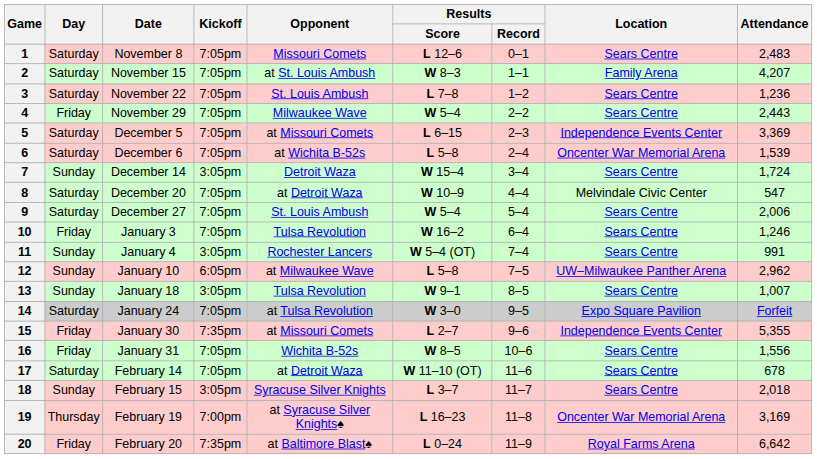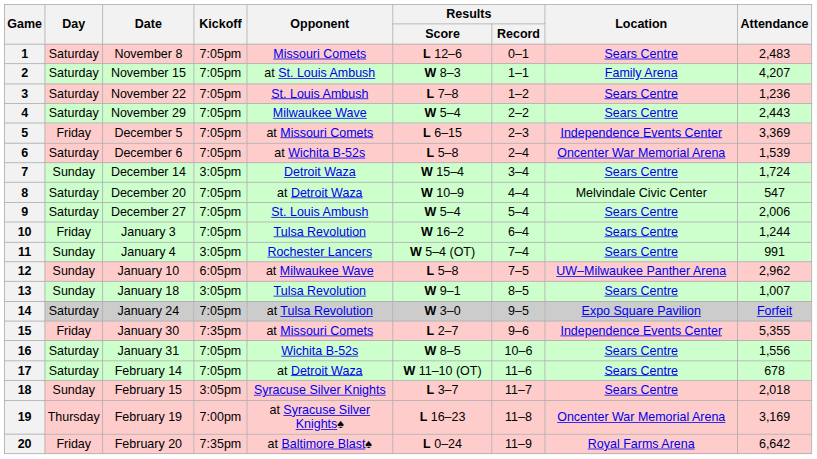(74, 113) Friday -> (74, 113) Saturday
(74, 133) Saturday -> (74, 133) Friday
(775, 232) 1,246 -> (775, 232) 1,244
(74, 350) Friday -> (74, 350) Saturday
